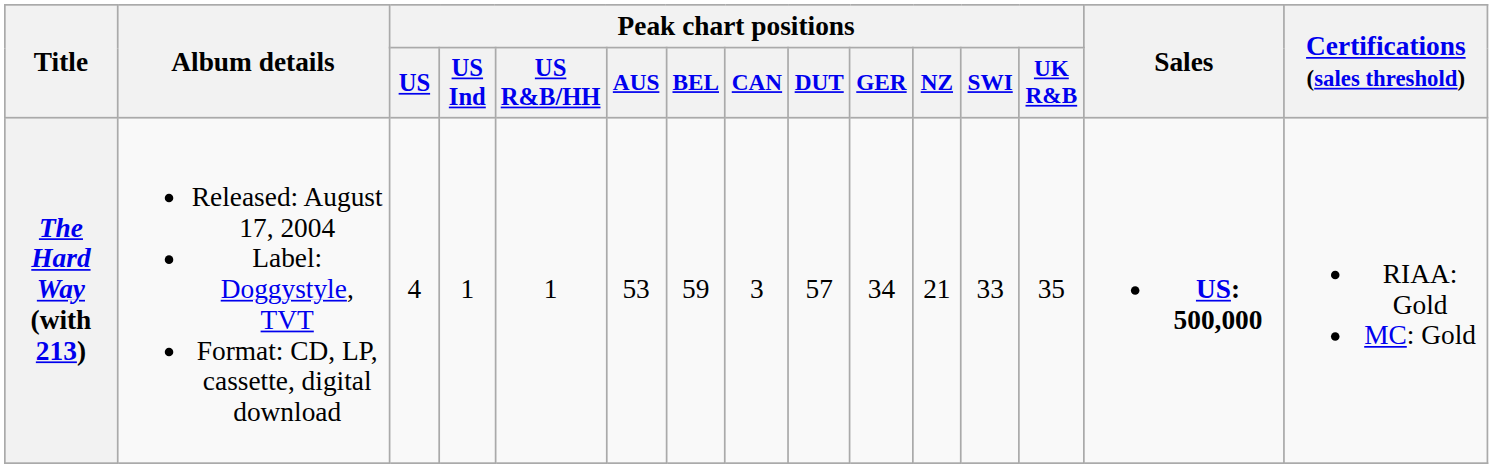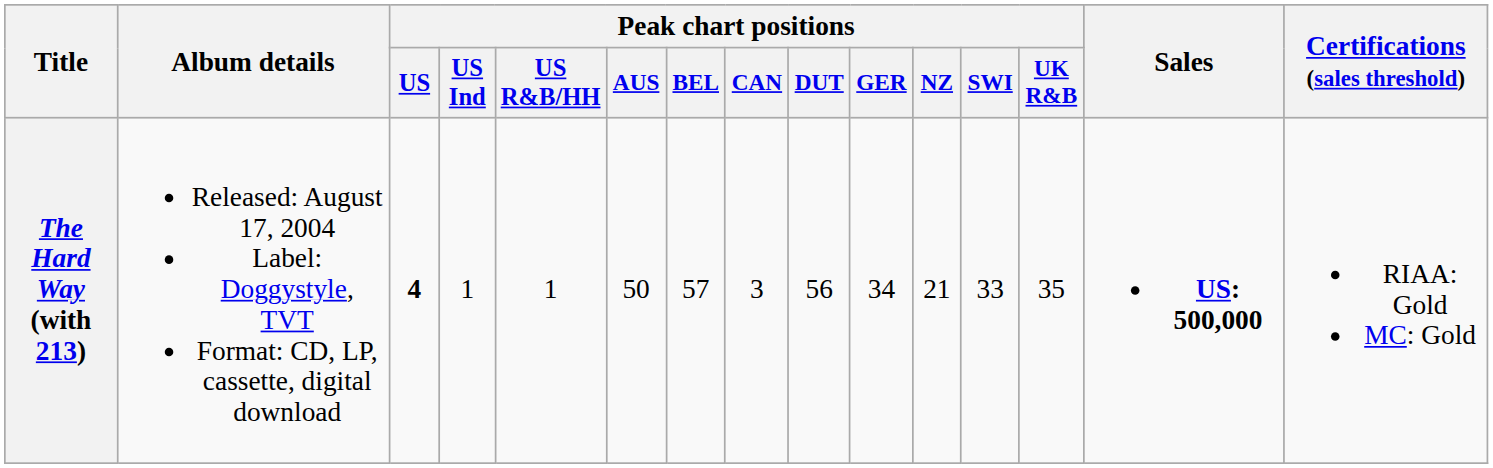(414, 289) normal -> (414, 289) bold
(636, 289) 53 -> (636, 289) 50
(696, 289) 59 -> (696, 289) 57
(819, 289) 57 -> (819, 289) 56
